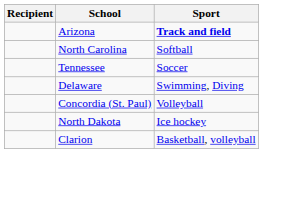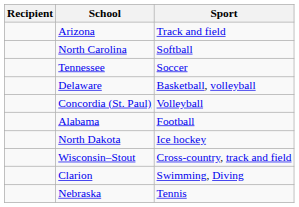(194, 31) bold -> (191, 31) normal
(200, 85) Swimming, Diving -> (206, 85) Basketball, volleyball
+ row: (79, 121)
+ row: (97, 157)
(206, 139) Basketball, volleyball -> (200, 175) Swimming, Diving
+ row: (80, 193)
